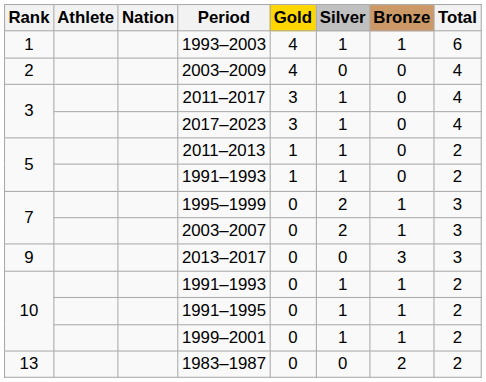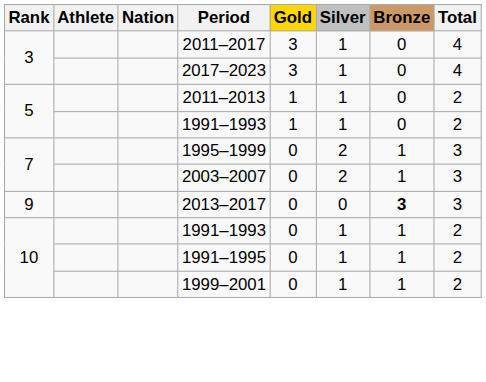- row: (29, 44)
- row: (29, 71)
(402, 257) normal -> (402, 204) bold
- row: (29, 364)
